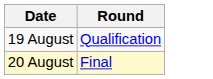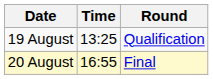+ column: (99, 16)
